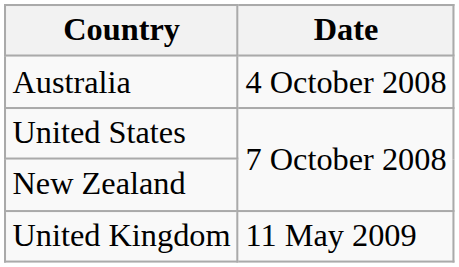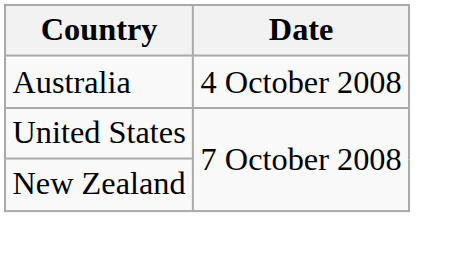- row: (122, 235)
